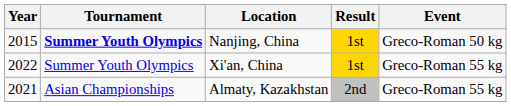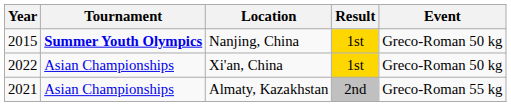(119, 65) Summer Youth Olympics -> (109, 65) Asian Championships
(442, 65) Greco-Roman 55 kg -> (442, 65) Greco-Roman 50 kg
